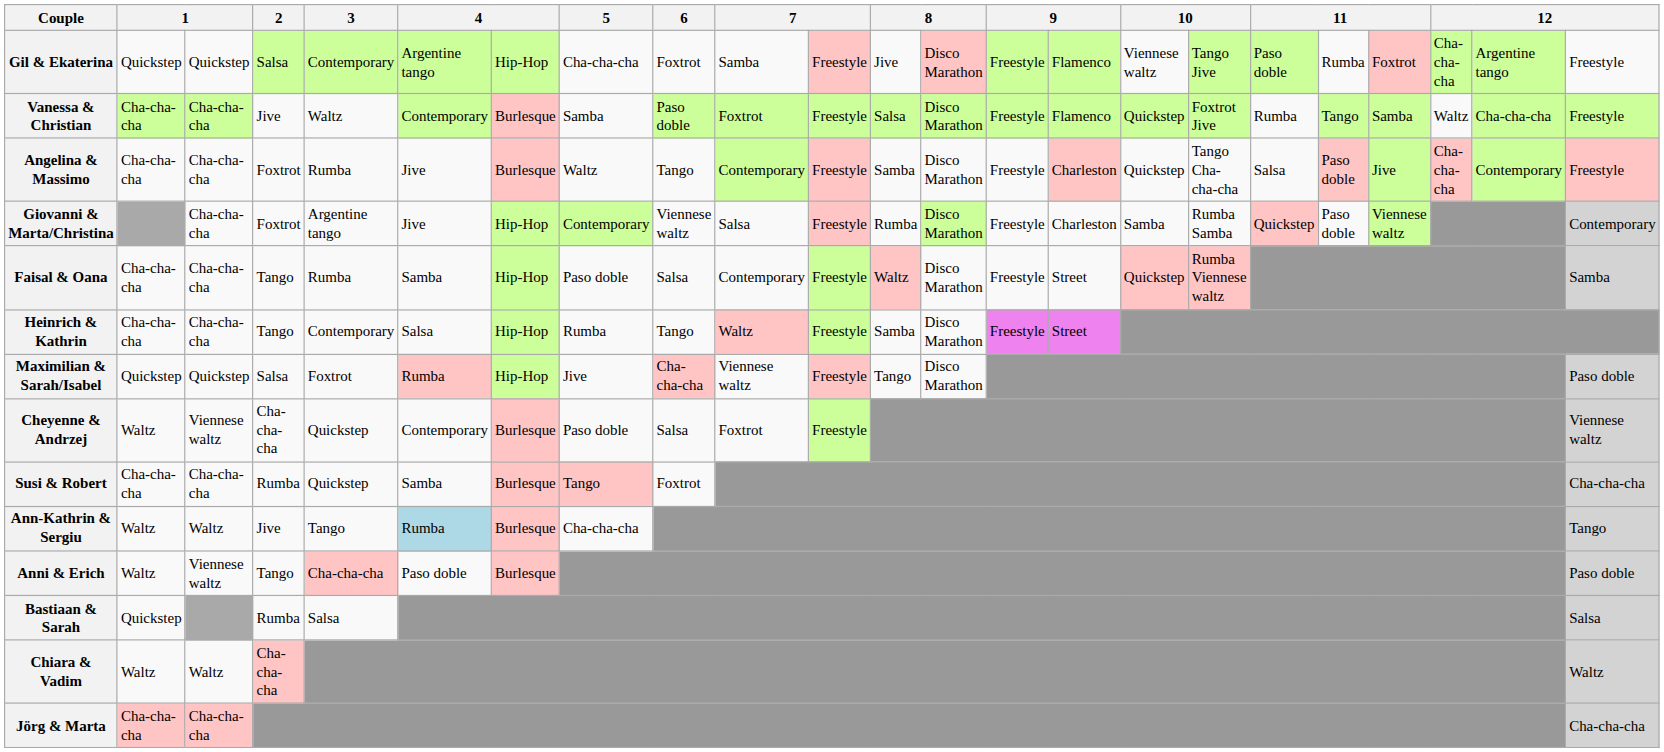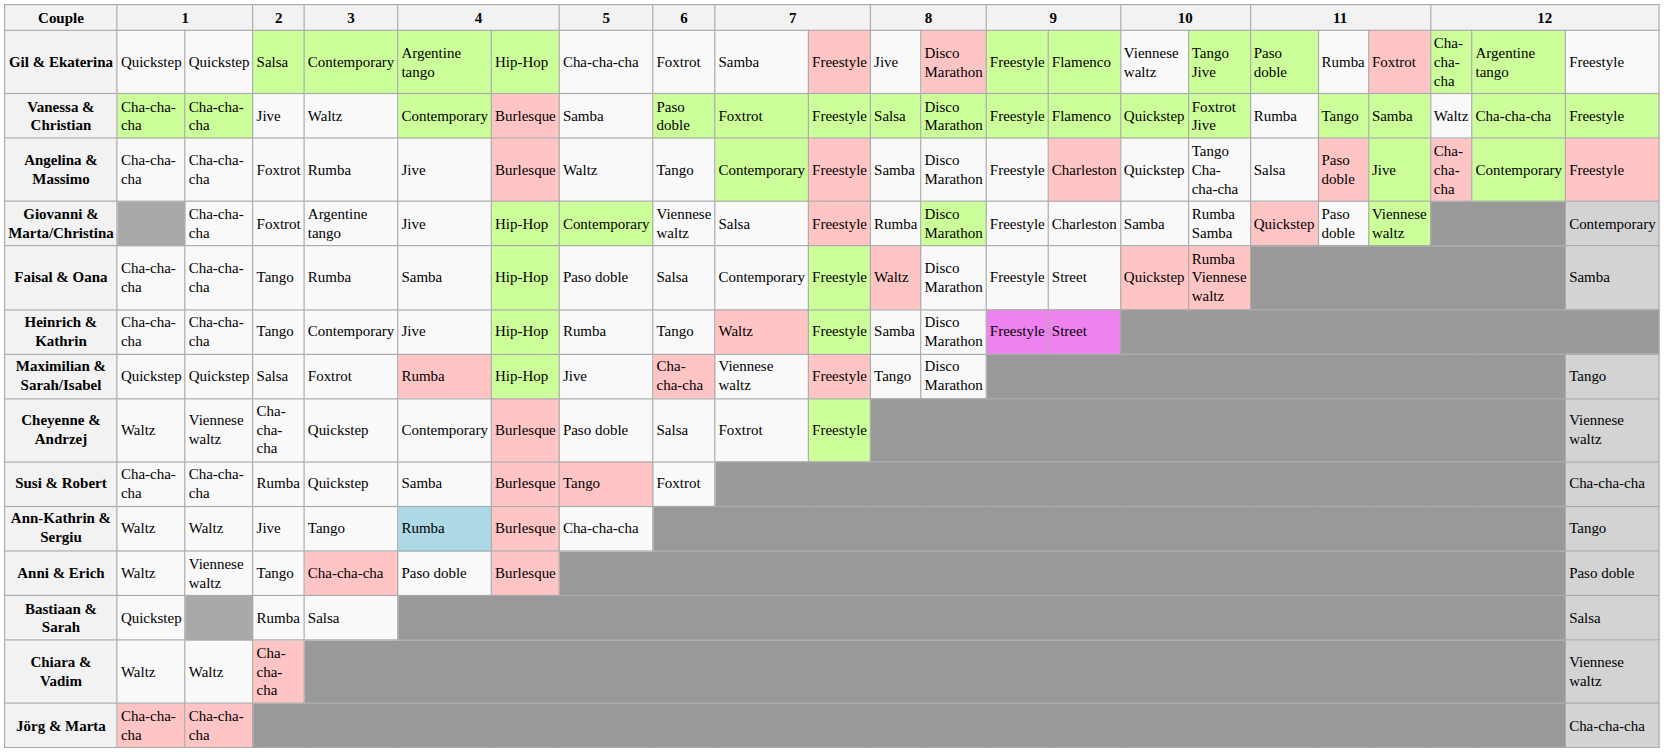(417, 332) Salsa -> (413, 332) Jive
(1602, 376) Paso doble -> (1588, 376) Tango
(1586, 672) Waltz -> (1597, 672) Viennese waltz
